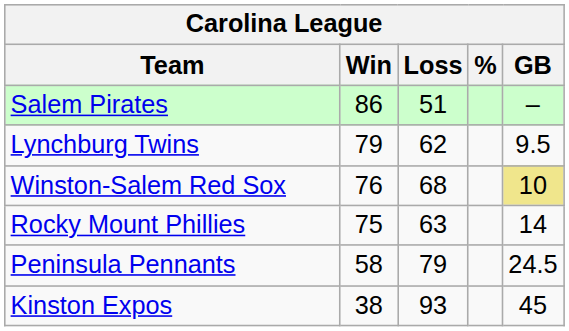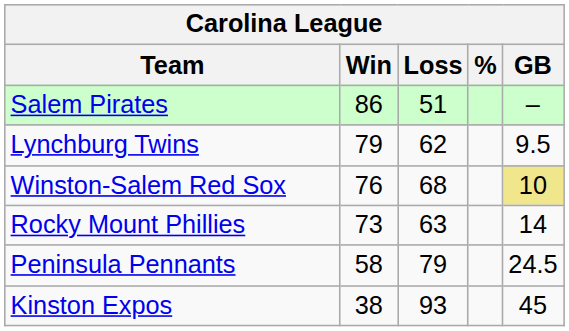(369, 225) 75 -> (369, 225) 73
